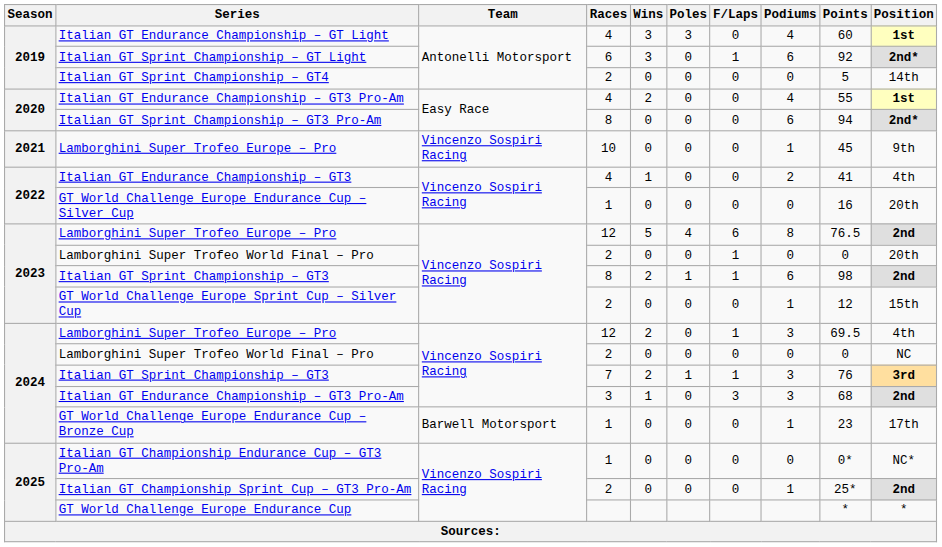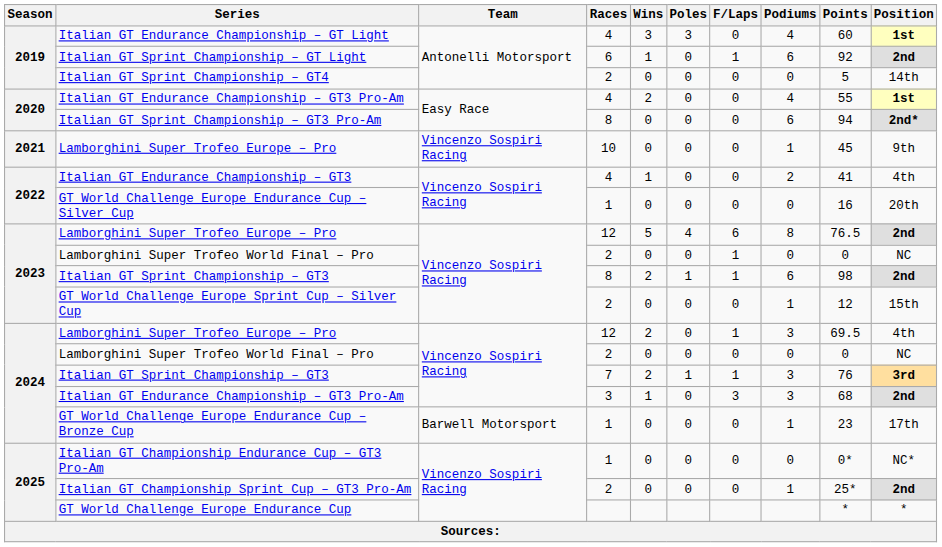(648, 57) 3 -> (648, 57) 1
(904, 57) 2nd* -> (904, 57) 2nd
(904, 255) 20th -> (904, 255) NC
